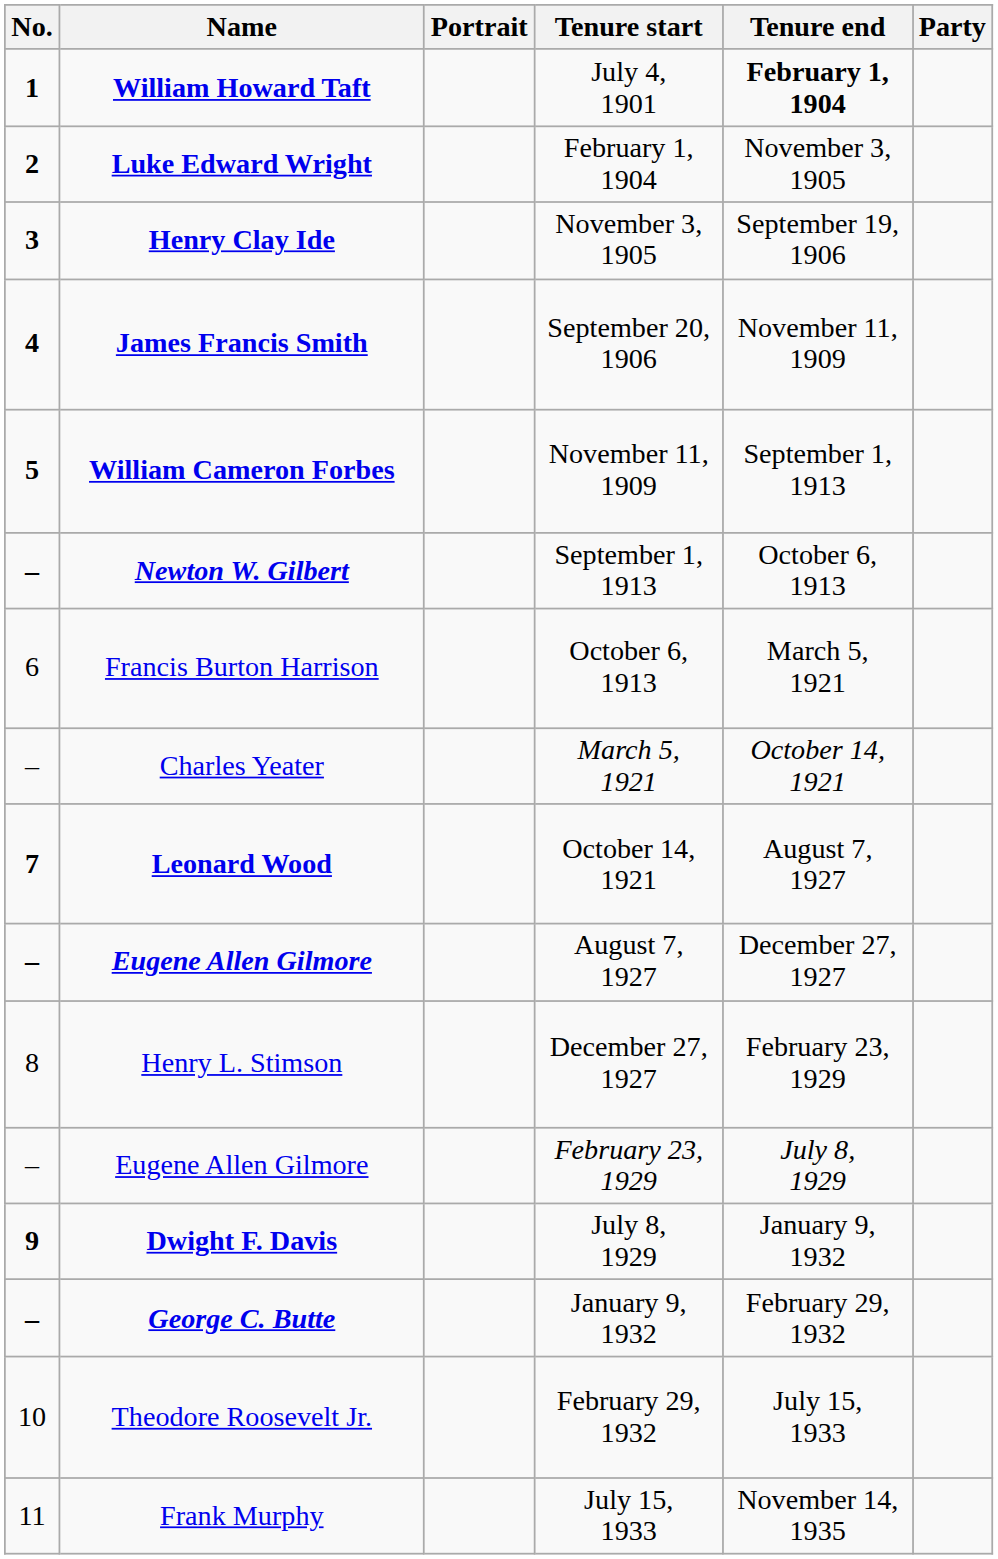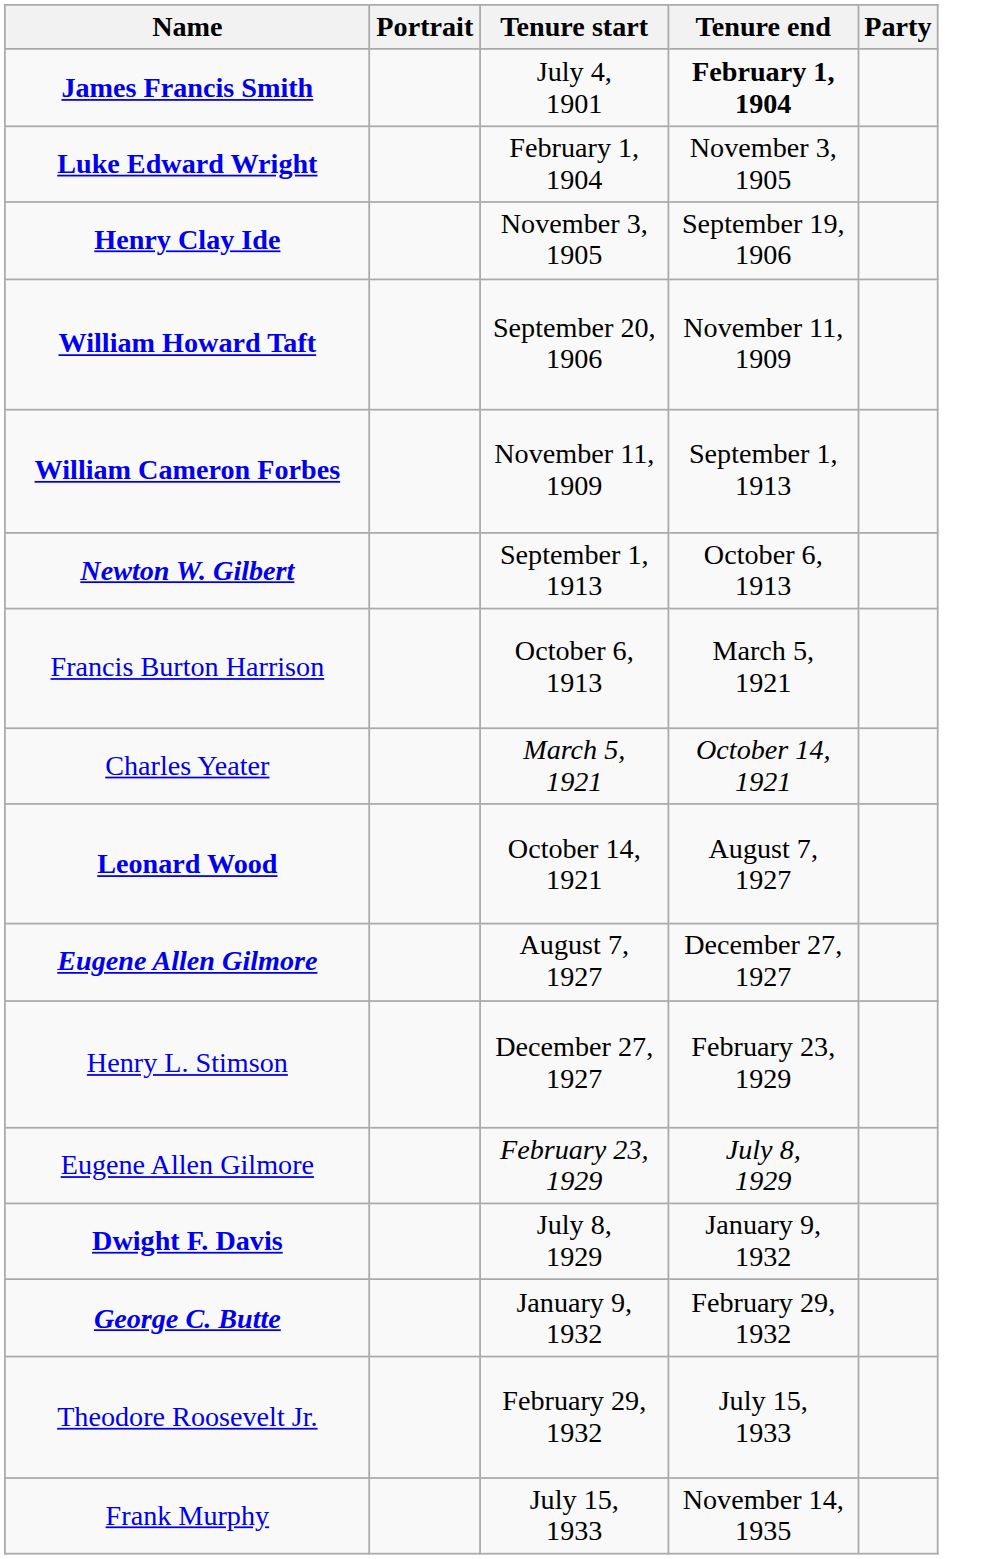- column: (32, 26)
(242, 87) William Howard Taft -> (187, 87) James Francis Smith
(242, 343) James Francis Smith -> (187, 343) William Howard Taft
